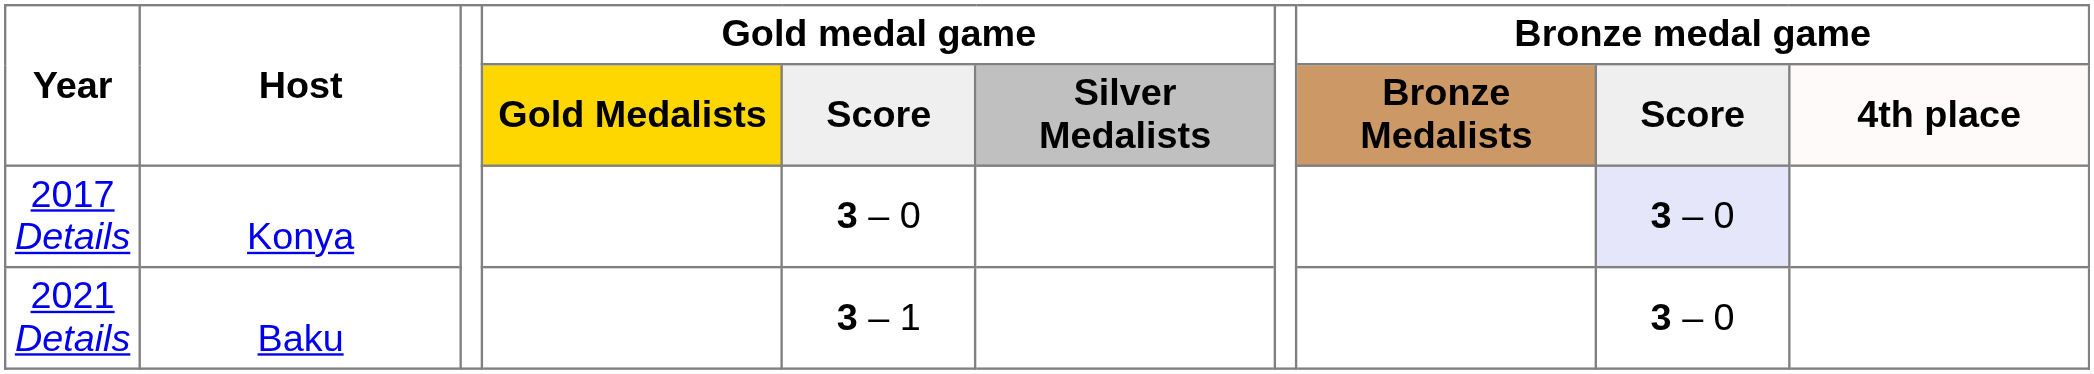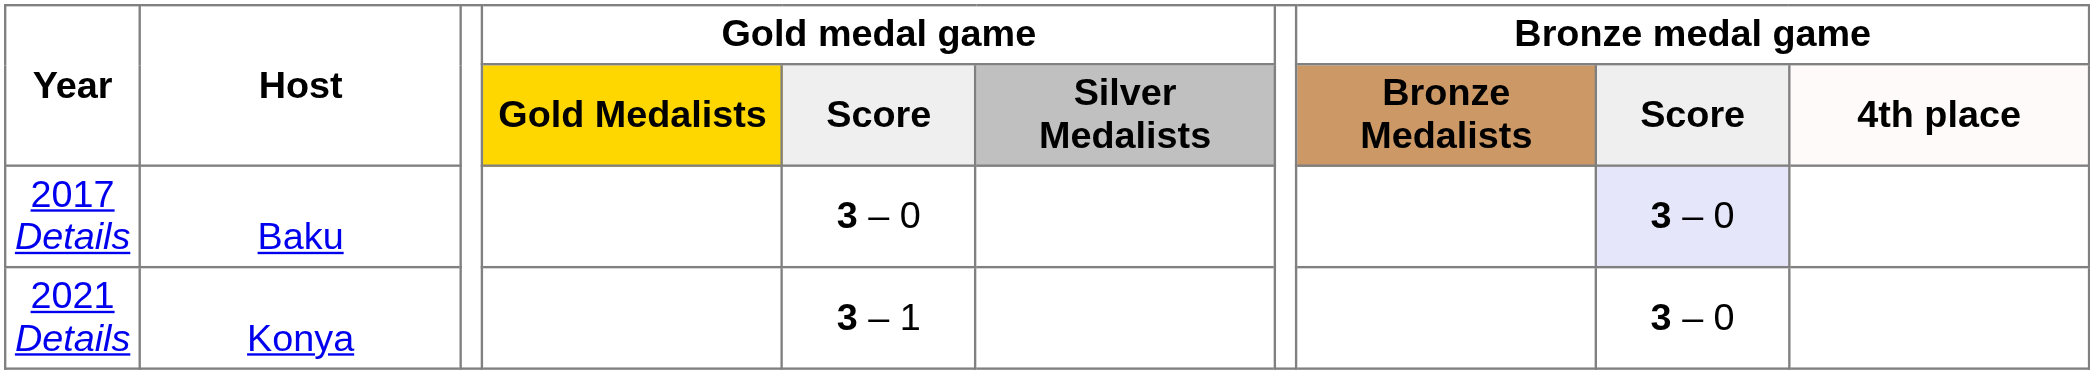(301, 236) Konya -> (301, 236) Baku
(301, 338) Baku -> (301, 338) Konya
